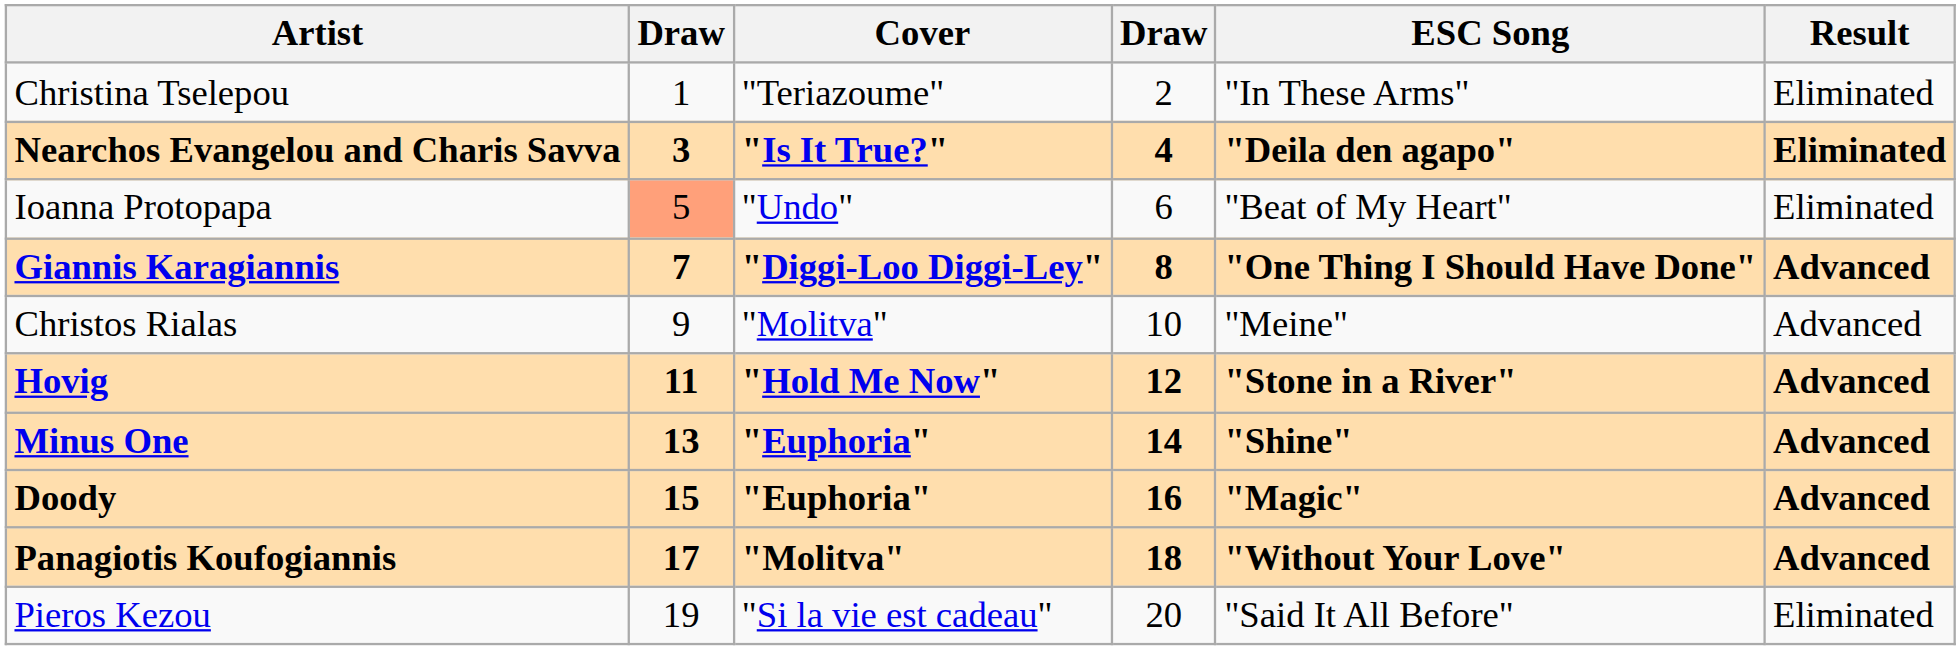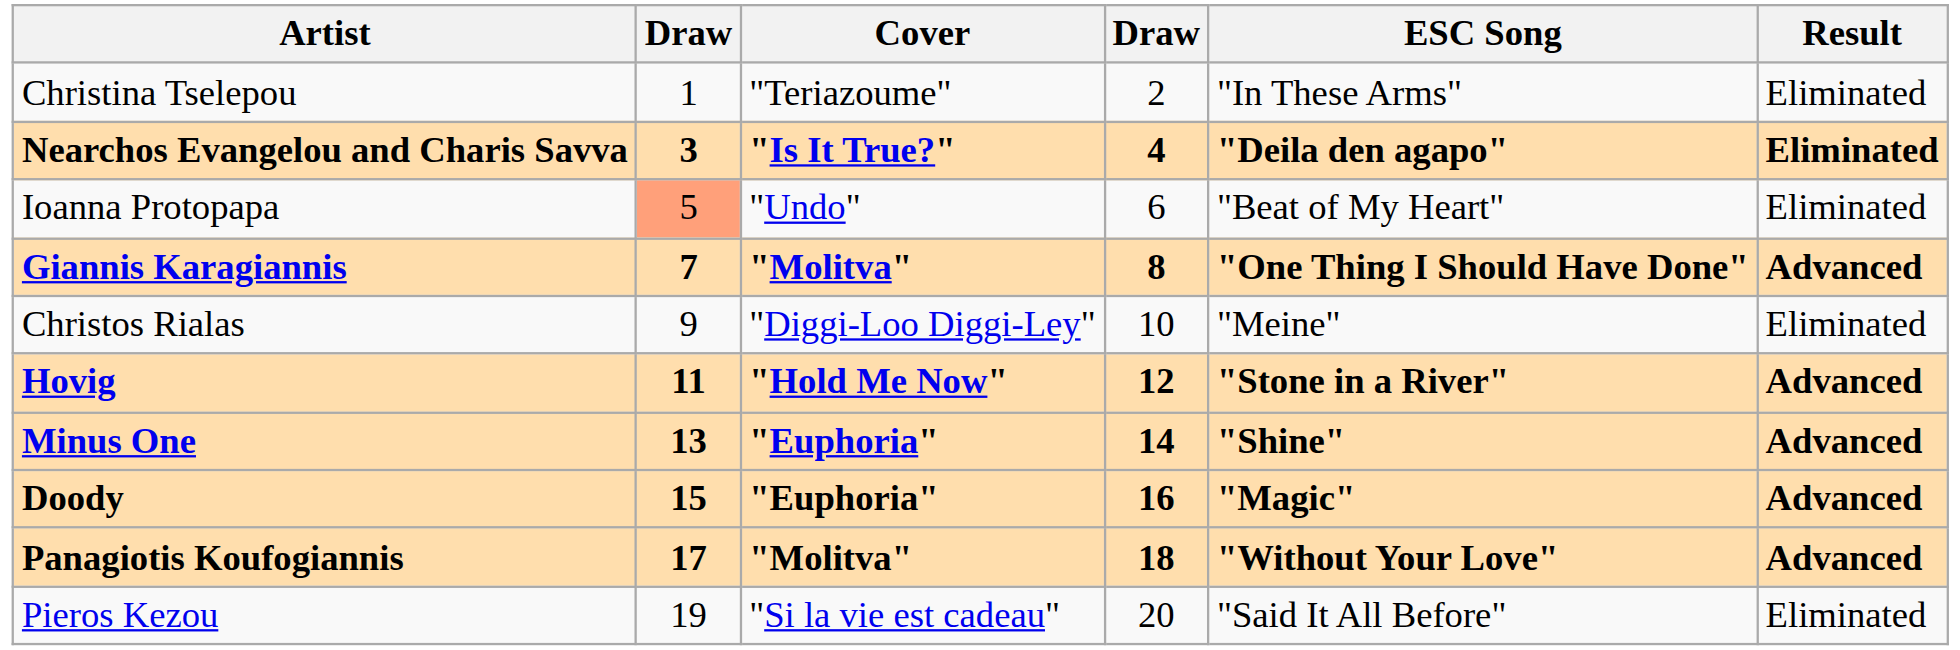(922, 265) "Diggi-Loo Diggi-Ley" -> (831, 265) "Molitva"
(815, 324) "Molitva" -> (922, 324) "Diggi-Loo Diggi-Ley"
(1847, 324) Advanced -> (1846, 324) Eliminated
